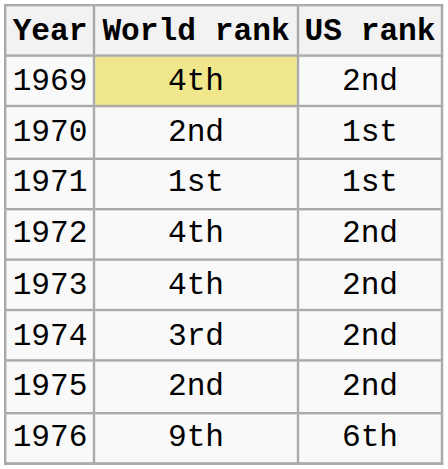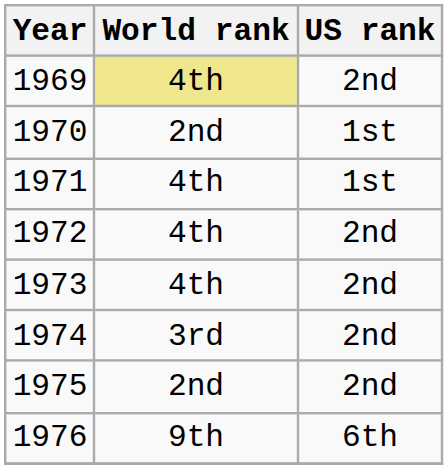(196, 183) 1st -> (196, 183) 4th
